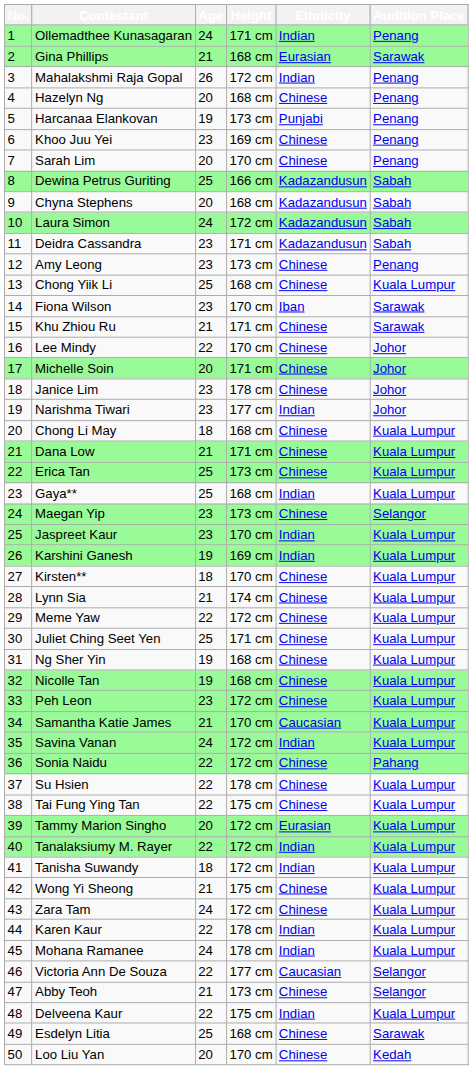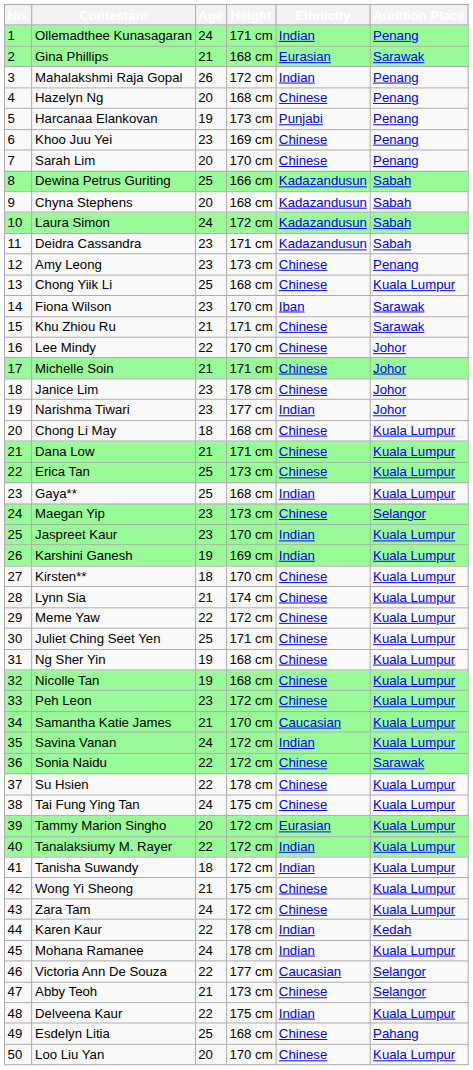(206, 368) 20 -> (206, 368) 21
(396, 763) Pahang -> (399, 763) Sarawak
(206, 805) 22 -> (206, 805) 24
(414, 929) Kuala Lumpur -> (392, 929) Kedah
(399, 1033) Sarawak -> (396, 1033) Pahang
(392, 1054) Kedah -> (414, 1054) Kuala Lumpur
